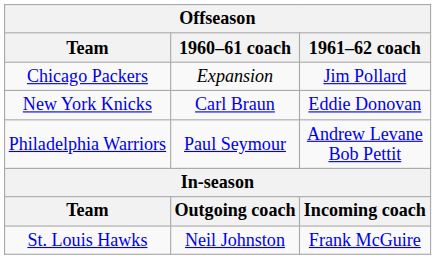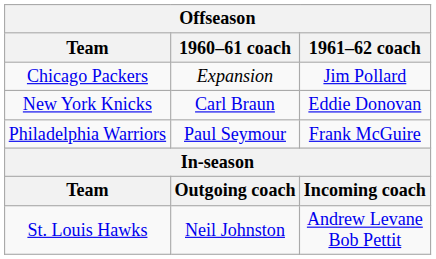(365, 143) Andrew Levane Bob Pettit -> (365, 133) Frank McGuire
(365, 239) Frank McGuire -> (365, 229) Andrew Levane Bob Pettit
